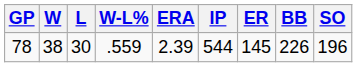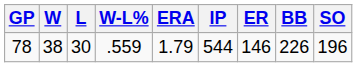(176, 47) 2.39 -> (176, 47) 1.79
(256, 47) 145 -> (256, 47) 146
